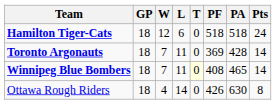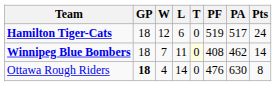(215, 33) 518 -> (215, 33) 519
(238, 33) 518 -> (238, 33) 517
- row: (55, 52)
(238, 71) 465 -> (238, 52) 462
(144, 89) normal -> (144, 71) bold
(215, 89) 426 -> (215, 71) 476
